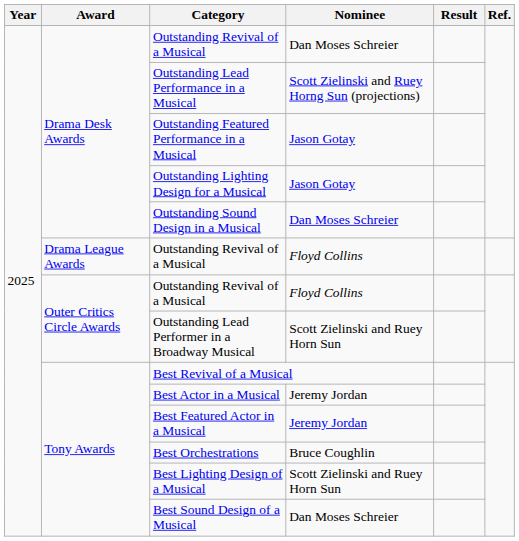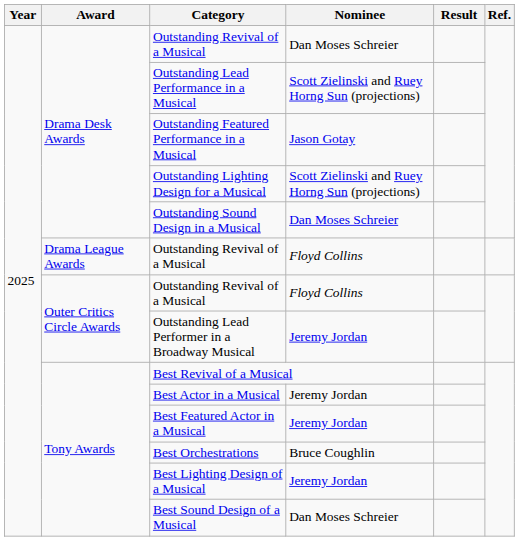(322, 183) Jason Gotay -> (356, 183) Scott Zielinski and Ruey Horng Sun (projections)
(356, 336) Scott Zielinski and Ruey Horn Sun -> (328, 336) Jeremy Jordan
(356, 481) Scott Zielinski and Ruey Horn Sun -> (328, 481) Jeremy Jordan
